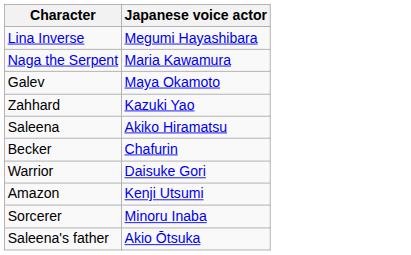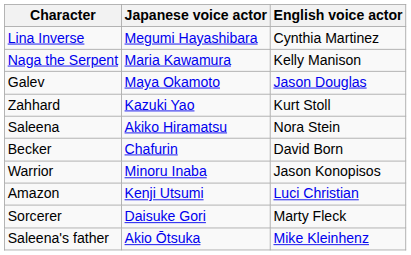+ column: (338, 15)
(165, 171) Daisuke Gori -> (166, 171) Minoru Inaba
(166, 216) Minoru Inaba -> (165, 216) Daisuke Gori
